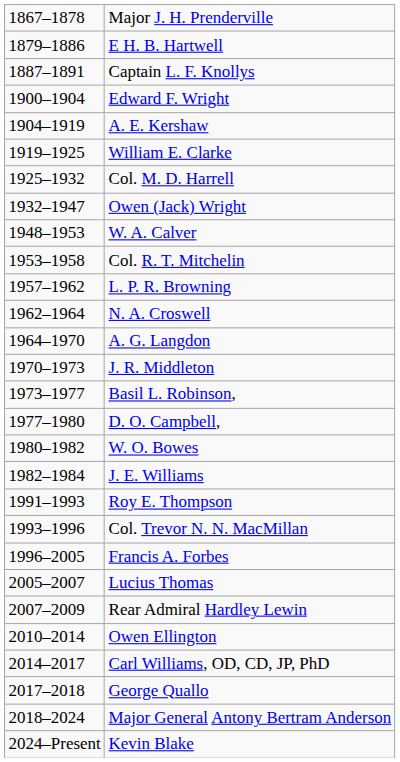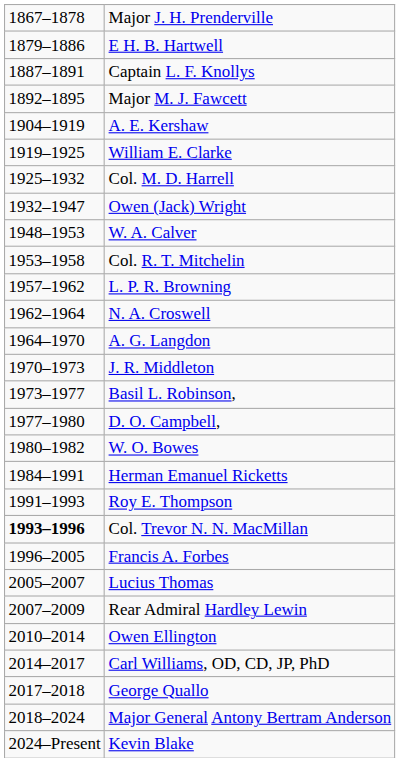+ row: (178, 98)
- row: (169, 98)
- row: (156, 475)
+ row: (198, 475)
(47, 529) normal -> (47, 529) bold
